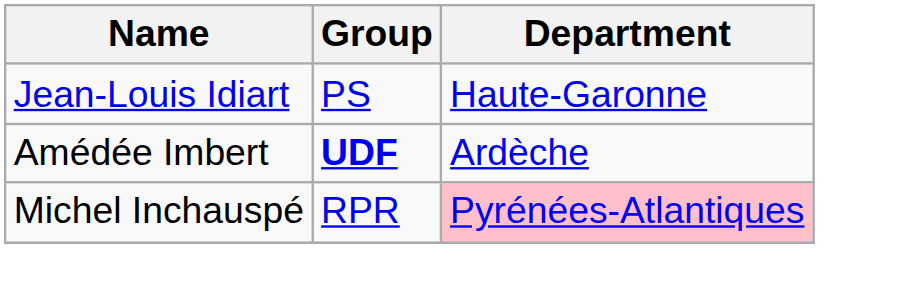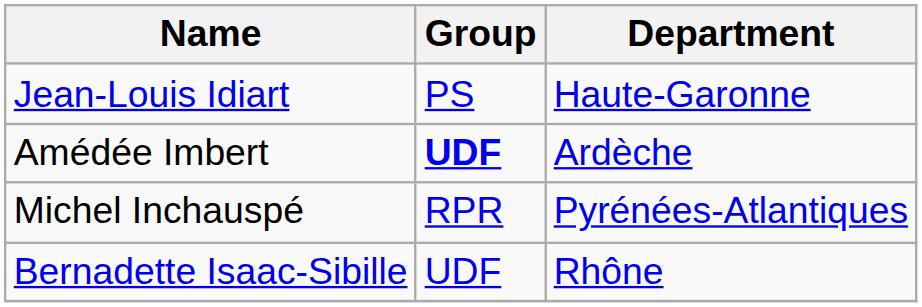(627, 211) pink background -> (731, 211) no background
+ row: (211, 270)
